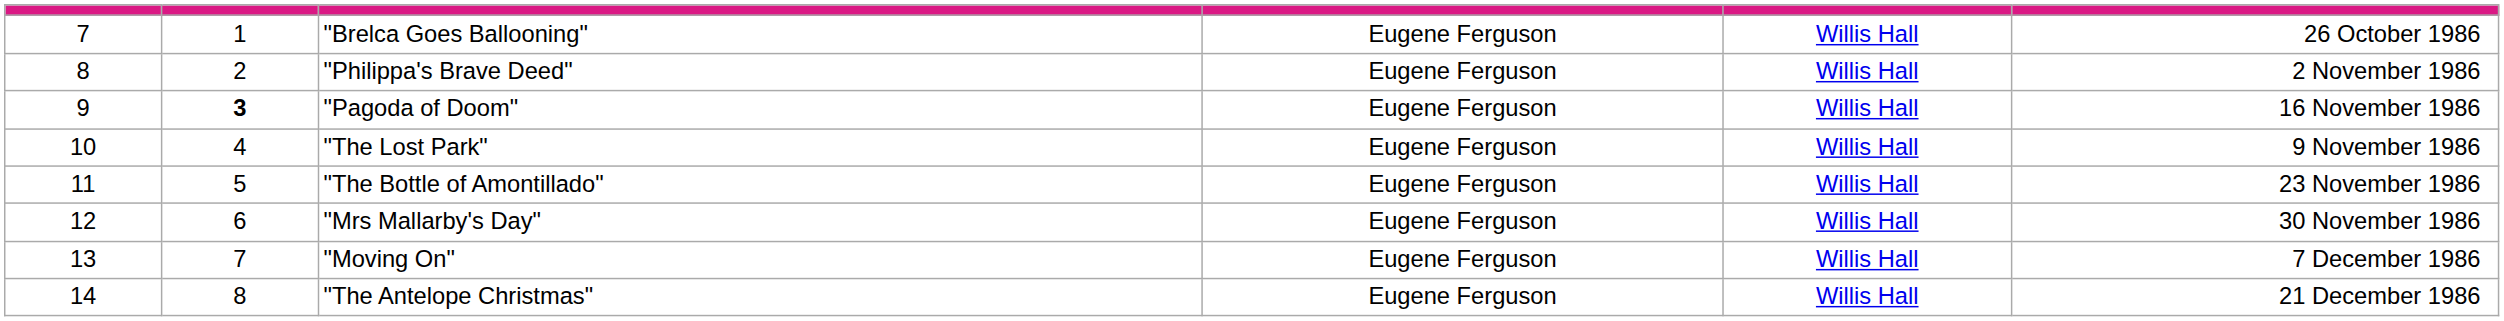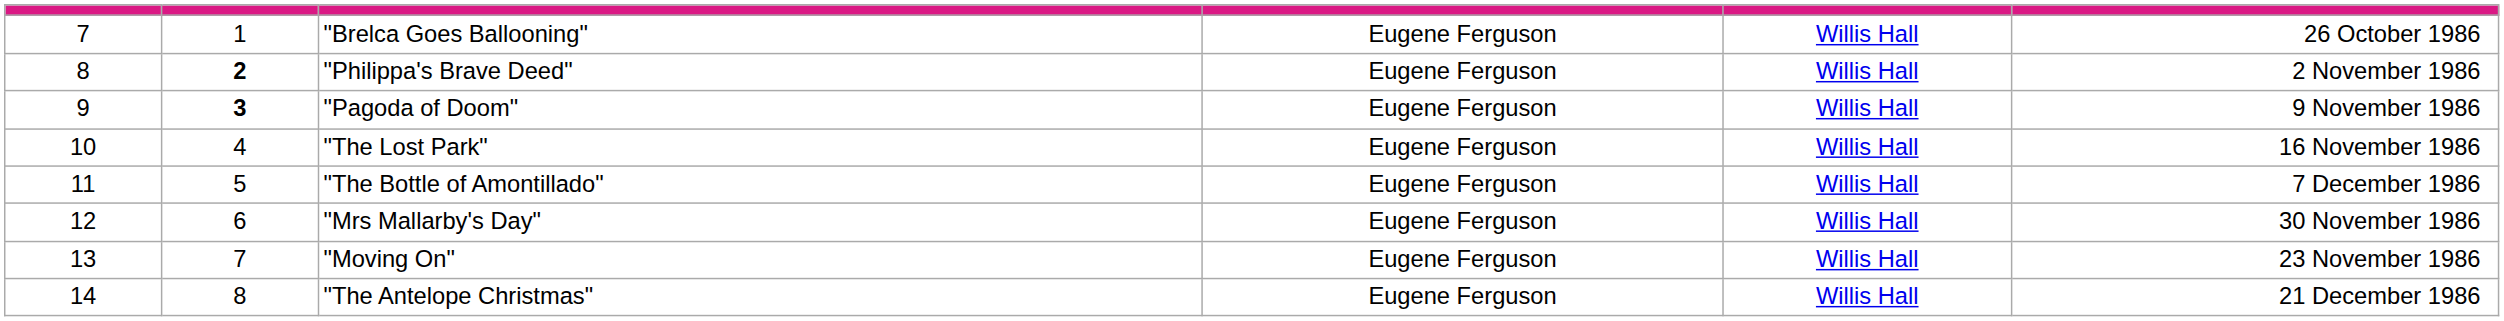(240, 71) normal -> (240, 71) bold
(2386, 109) 16 November 1986 -> (2393, 109) 9 November 1986
(2393, 146) 9 November 1986 -> (2386, 146) 16 November 1986
(2386, 184) 23 November 1986 -> (2393, 184) 7 December 1986
(2393, 259) 7 December 1986 -> (2386, 259) 23 November 1986
